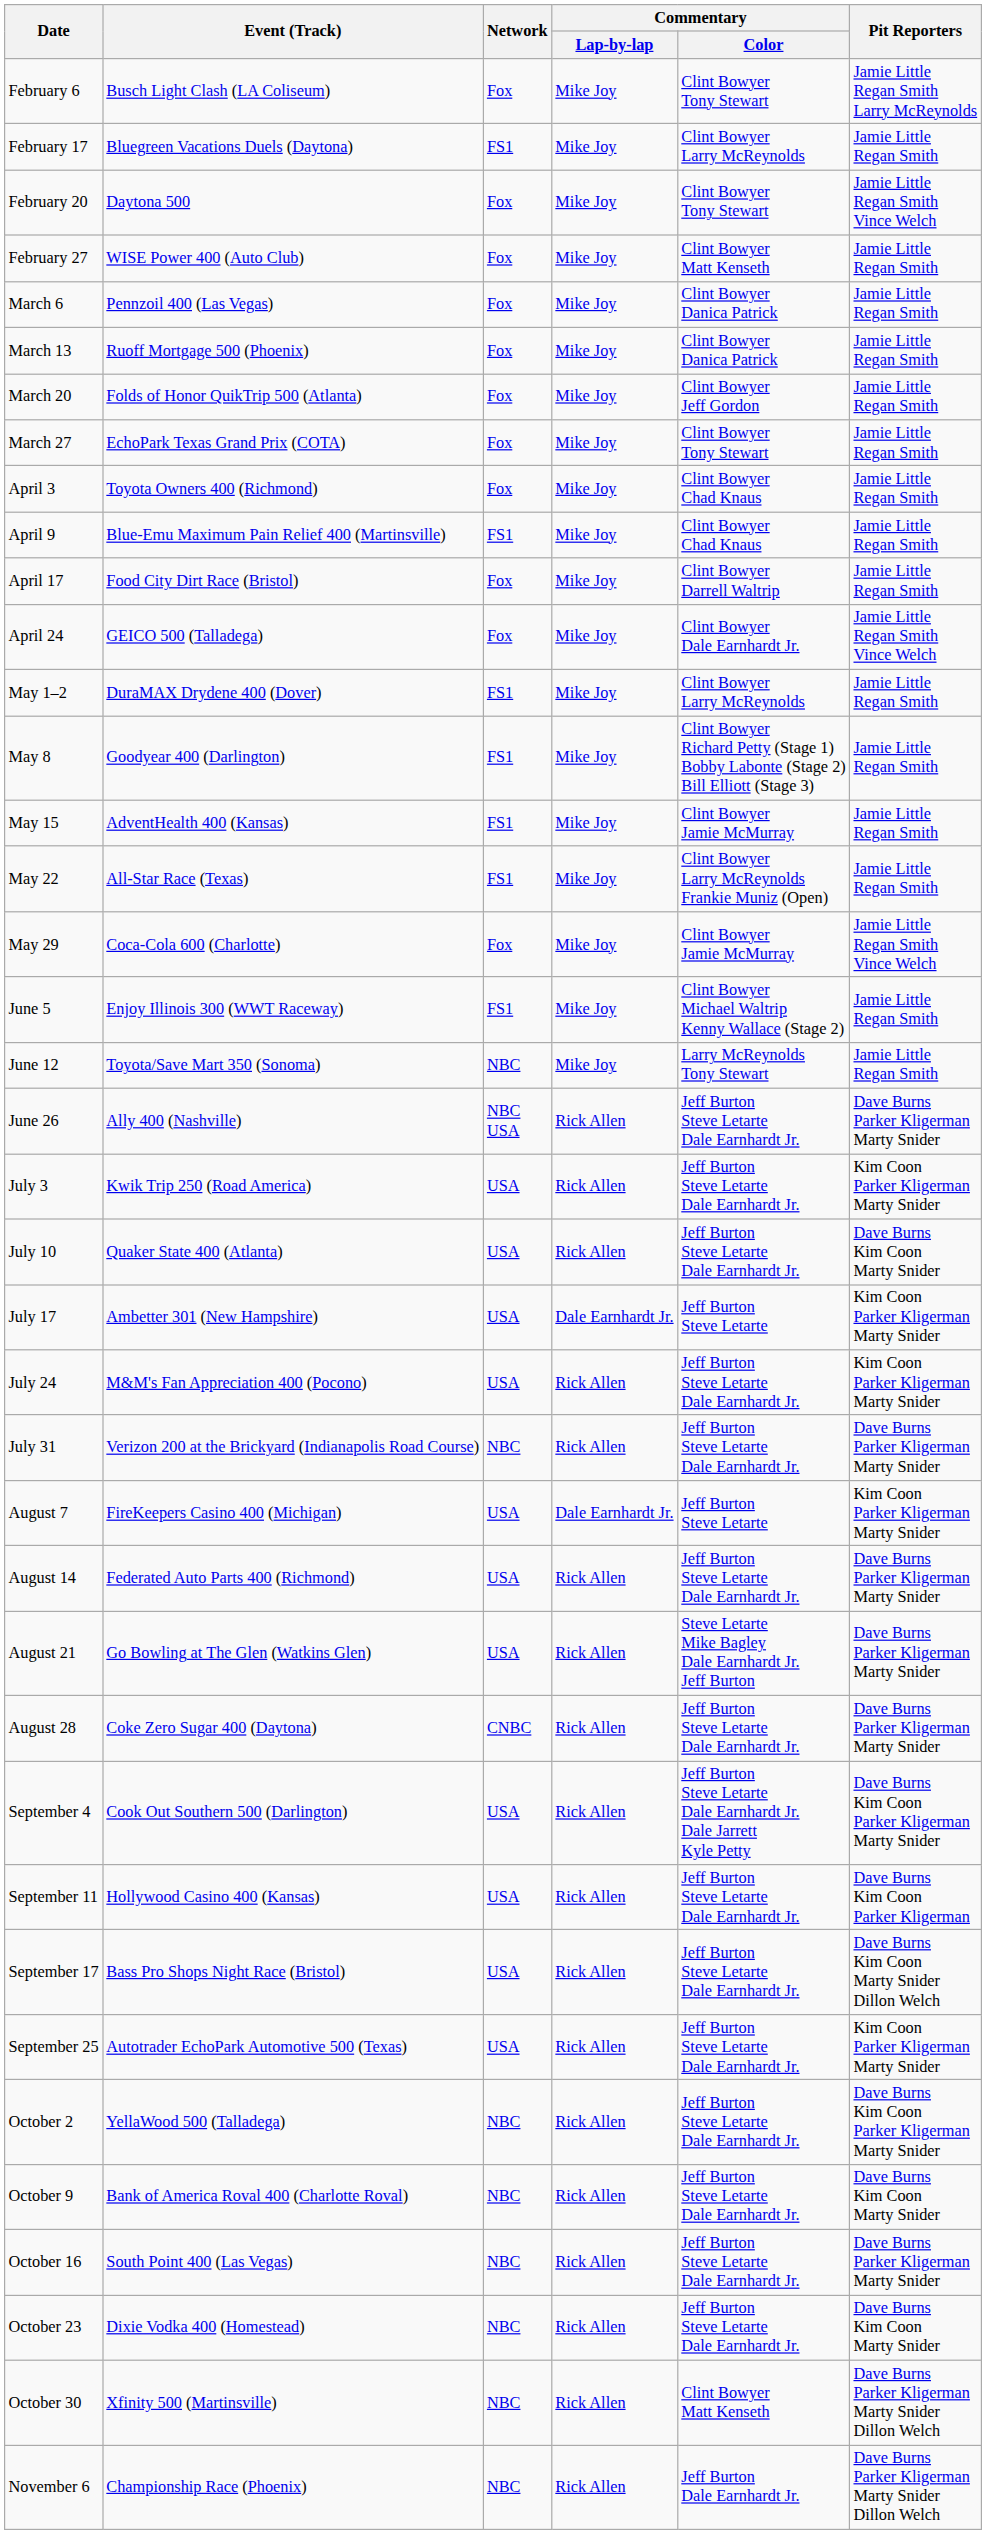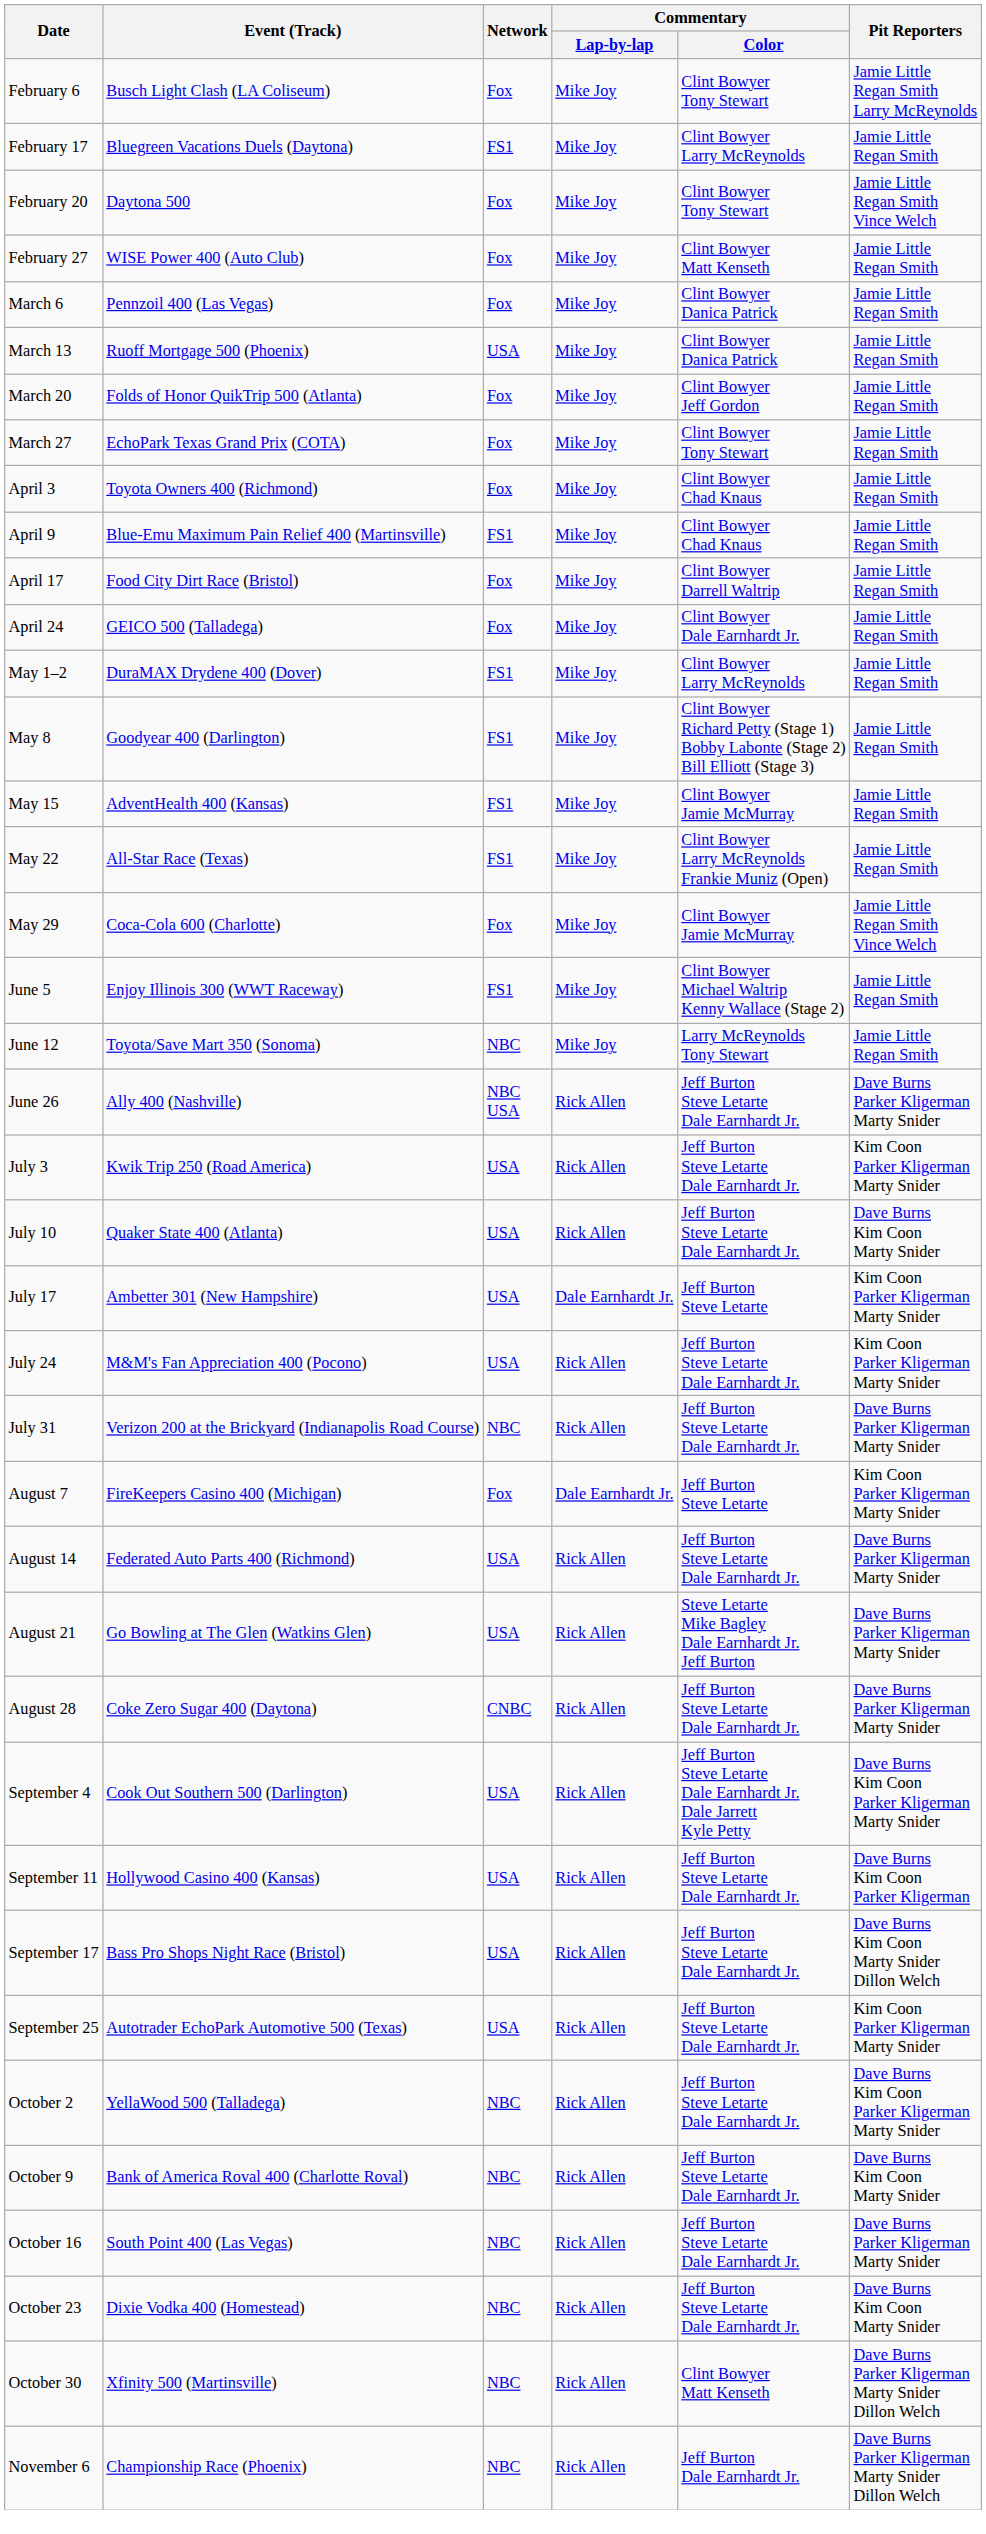(500, 350) Fox -> (503, 350) USA
(896, 636) Jamie Little Regan Smith Vince Welch -> (896, 626) Jamie Little Regan Smith
(503, 1512) USA -> (500, 1493) Fox
